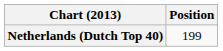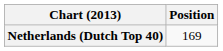(192, 35) 199 -> (192, 35) 169
